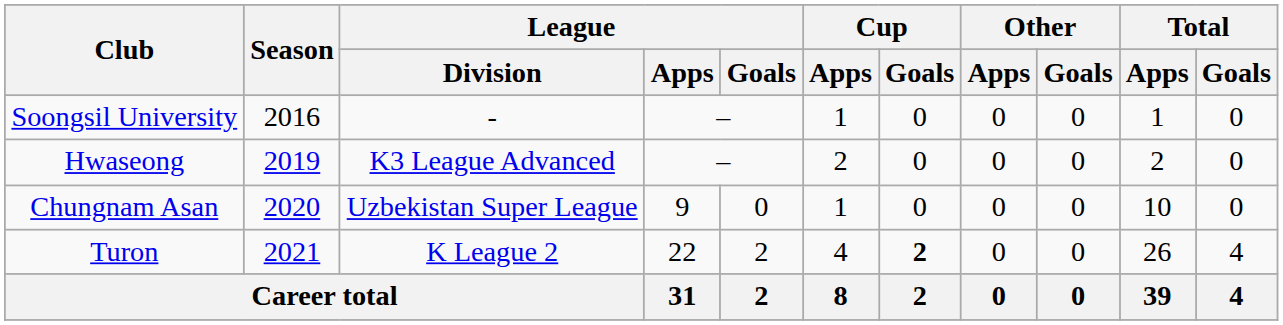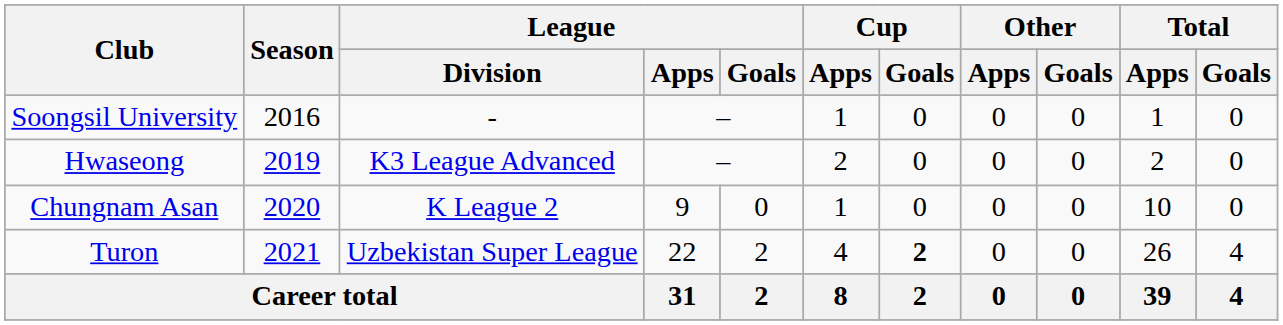(492, 206) Uzbekistan Super League -> (492, 206) K League 2
(492, 251) K League 2 -> (492, 251) Uzbekistan Super League
